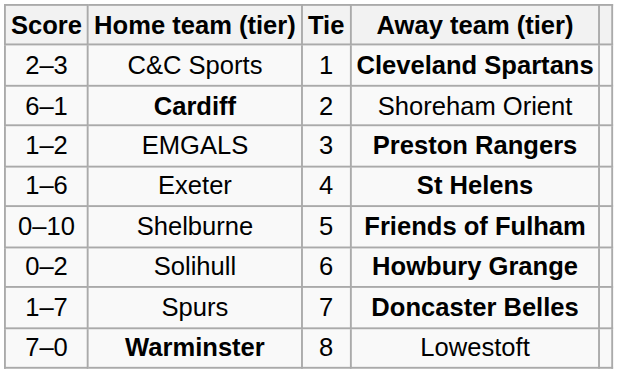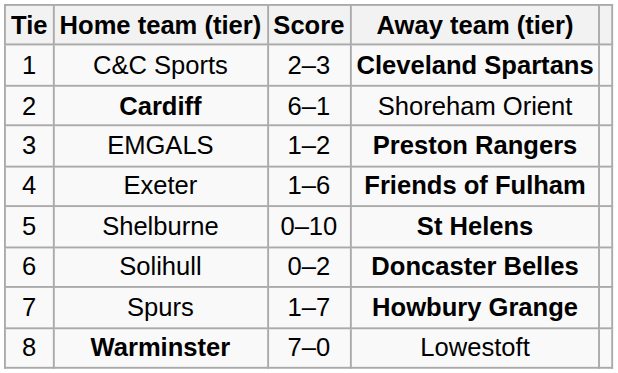columns swapped: (326, 25) <-> (47, 25)
(475, 186) St Helens -> (475, 186) Friends of Fulham
(475, 226) Friends of Fulham -> (475, 226) St Helens
(475, 266) Howbury Grange -> (475, 266) Doncaster Belles
(475, 307) Doncaster Belles -> (475, 307) Howbury Grange
